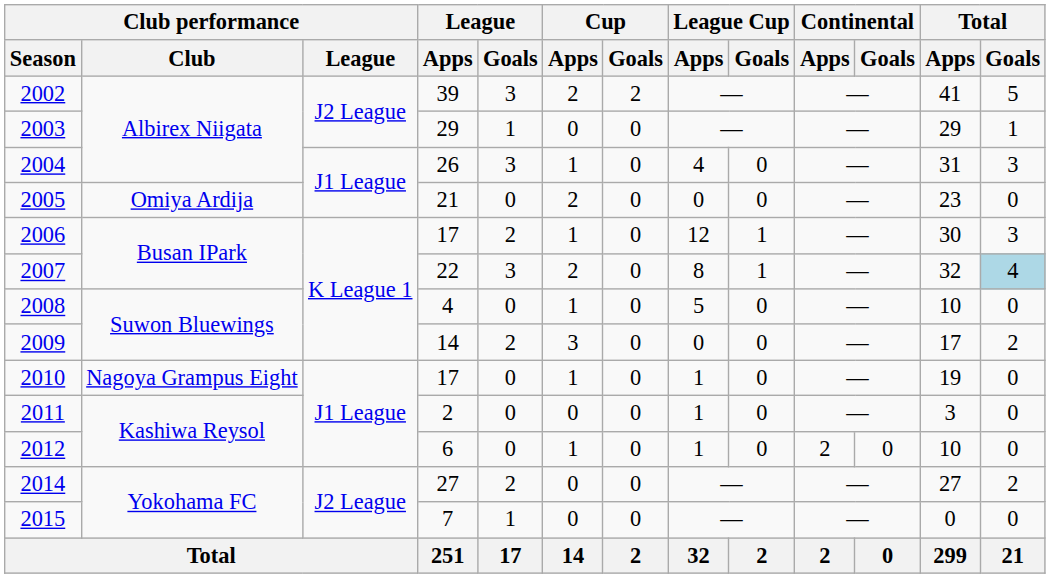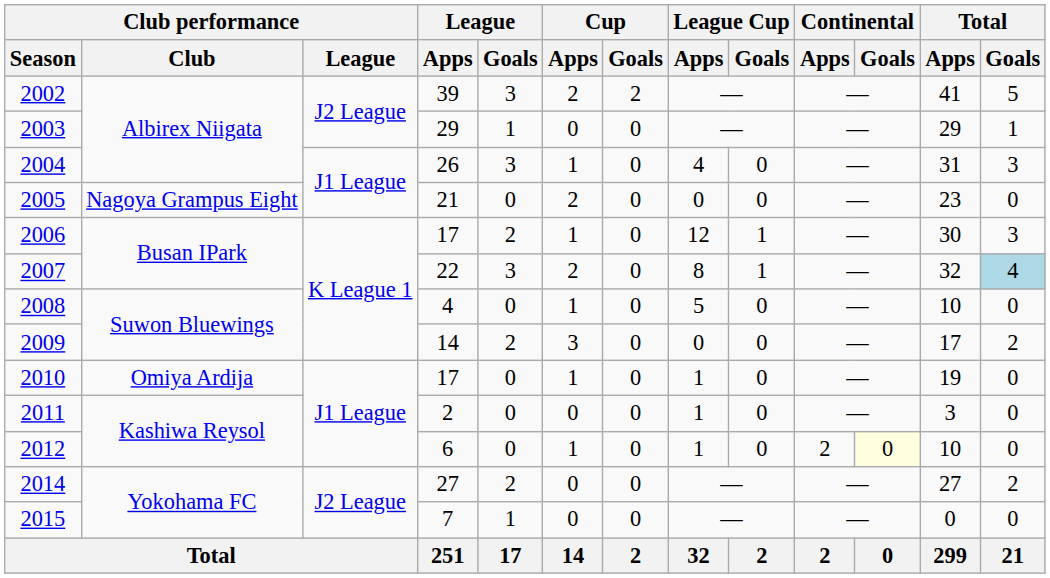(192, 199) Omiya Ardija -> (192, 199) Nagoya Grampus Eight
(192, 377) Nagoya Grampus Eight -> (192, 377) Omiya Ardija
(888, 448) no background -> (888, 448) lightyellow background
